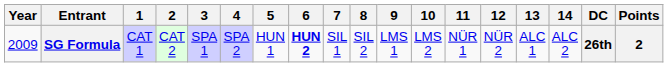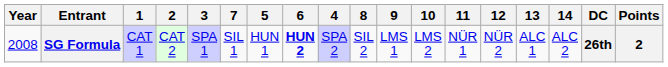columns swapped: (237, 15) <-> (337, 15)
(23, 43) 2009 -> (23, 43) 2008
